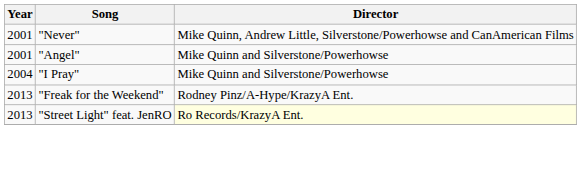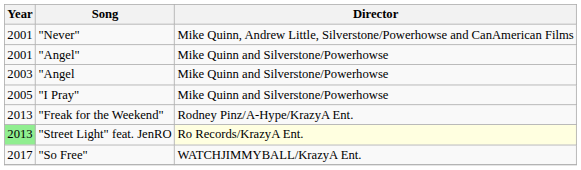+ row: (56, 74)
(20, 74) 2004 -> (20, 94) 2005
(20, 114) no background -> (20, 134) lightgreen background
+ row: (63, 154)
